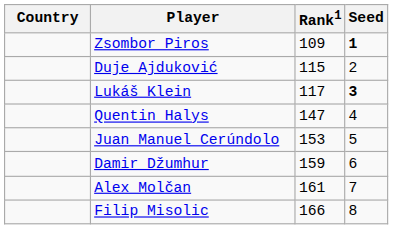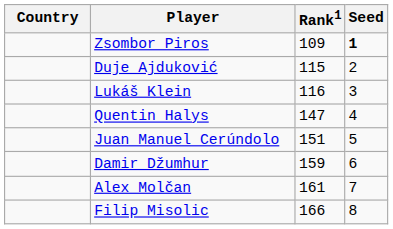(312, 92) 117 -> (312, 92) 116
(353, 92) bold -> (353, 92) normal
(312, 140) 153 -> (312, 140) 151
